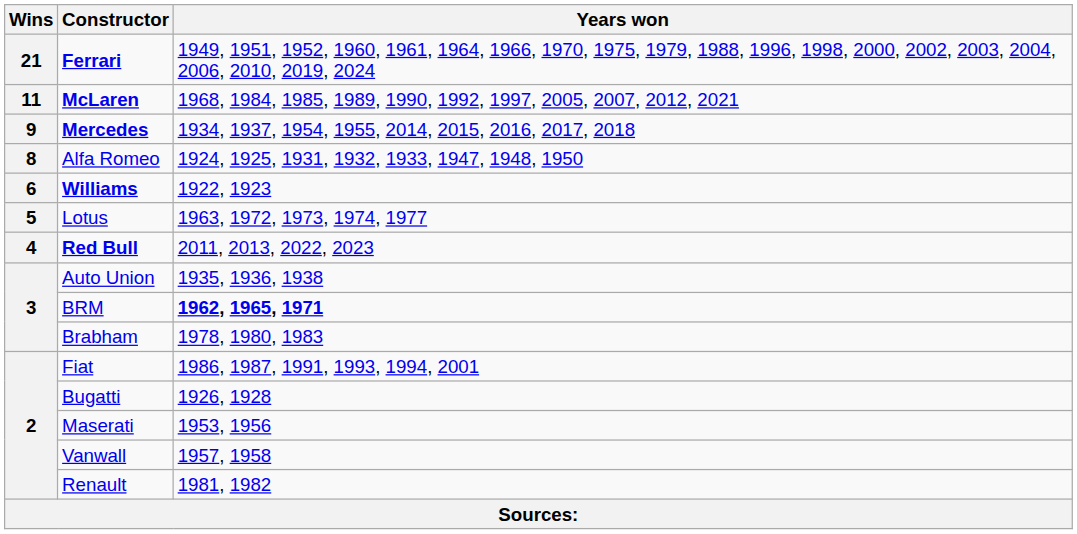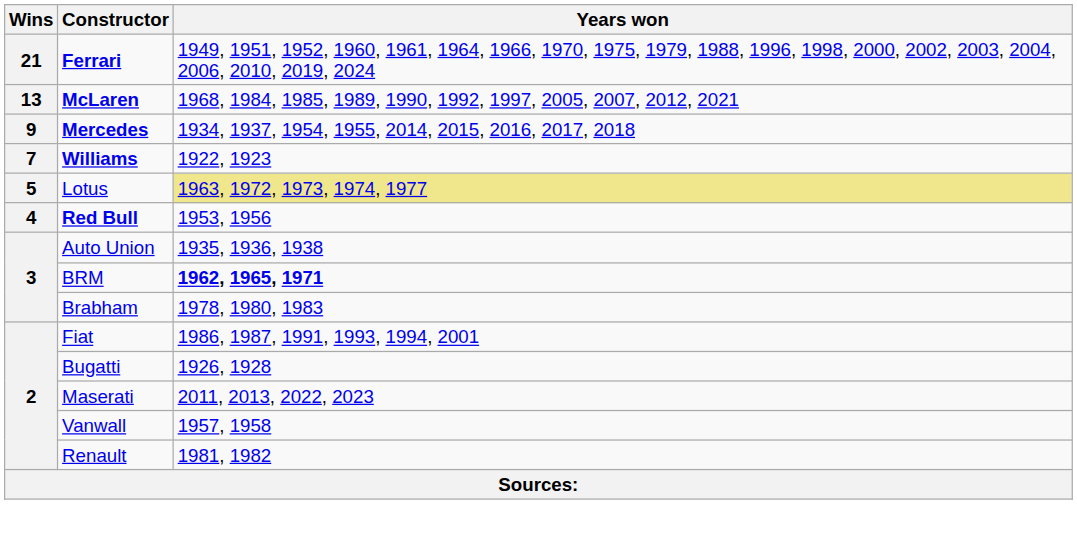(31, 100) 11 -> (31, 100) 13
- row: (111, 159)
(31, 188) 6 -> (31, 159) 7
(302, 218) no background -> (302, 188) khaki background
(276, 248) 2011, 2013, 2022, 2023 -> (224, 218) 1953, 1956
(224, 425) 1953, 1956 -> (276, 396) 2011, 2013, 2022, 2023
